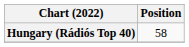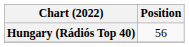(161, 32) 58 -> (161, 32) 56
